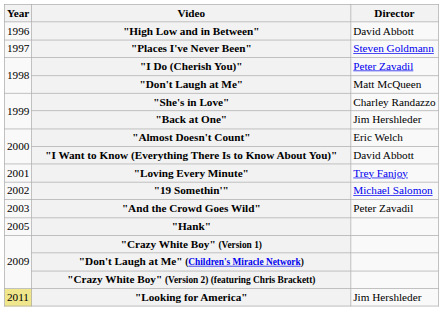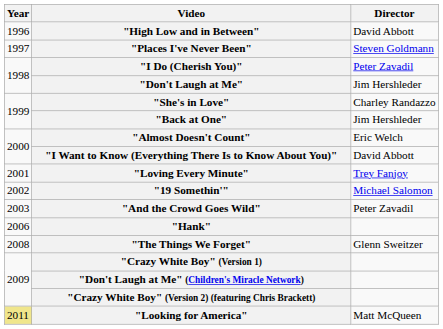(387, 84) Matt McQueen -> (387, 84) Jim Hershleder
(18, 226) 2005 -> (18, 226) 2006
+ row: (191, 244)
(387, 297) Jim Hershleder -> (387, 315) Matt McQueen
